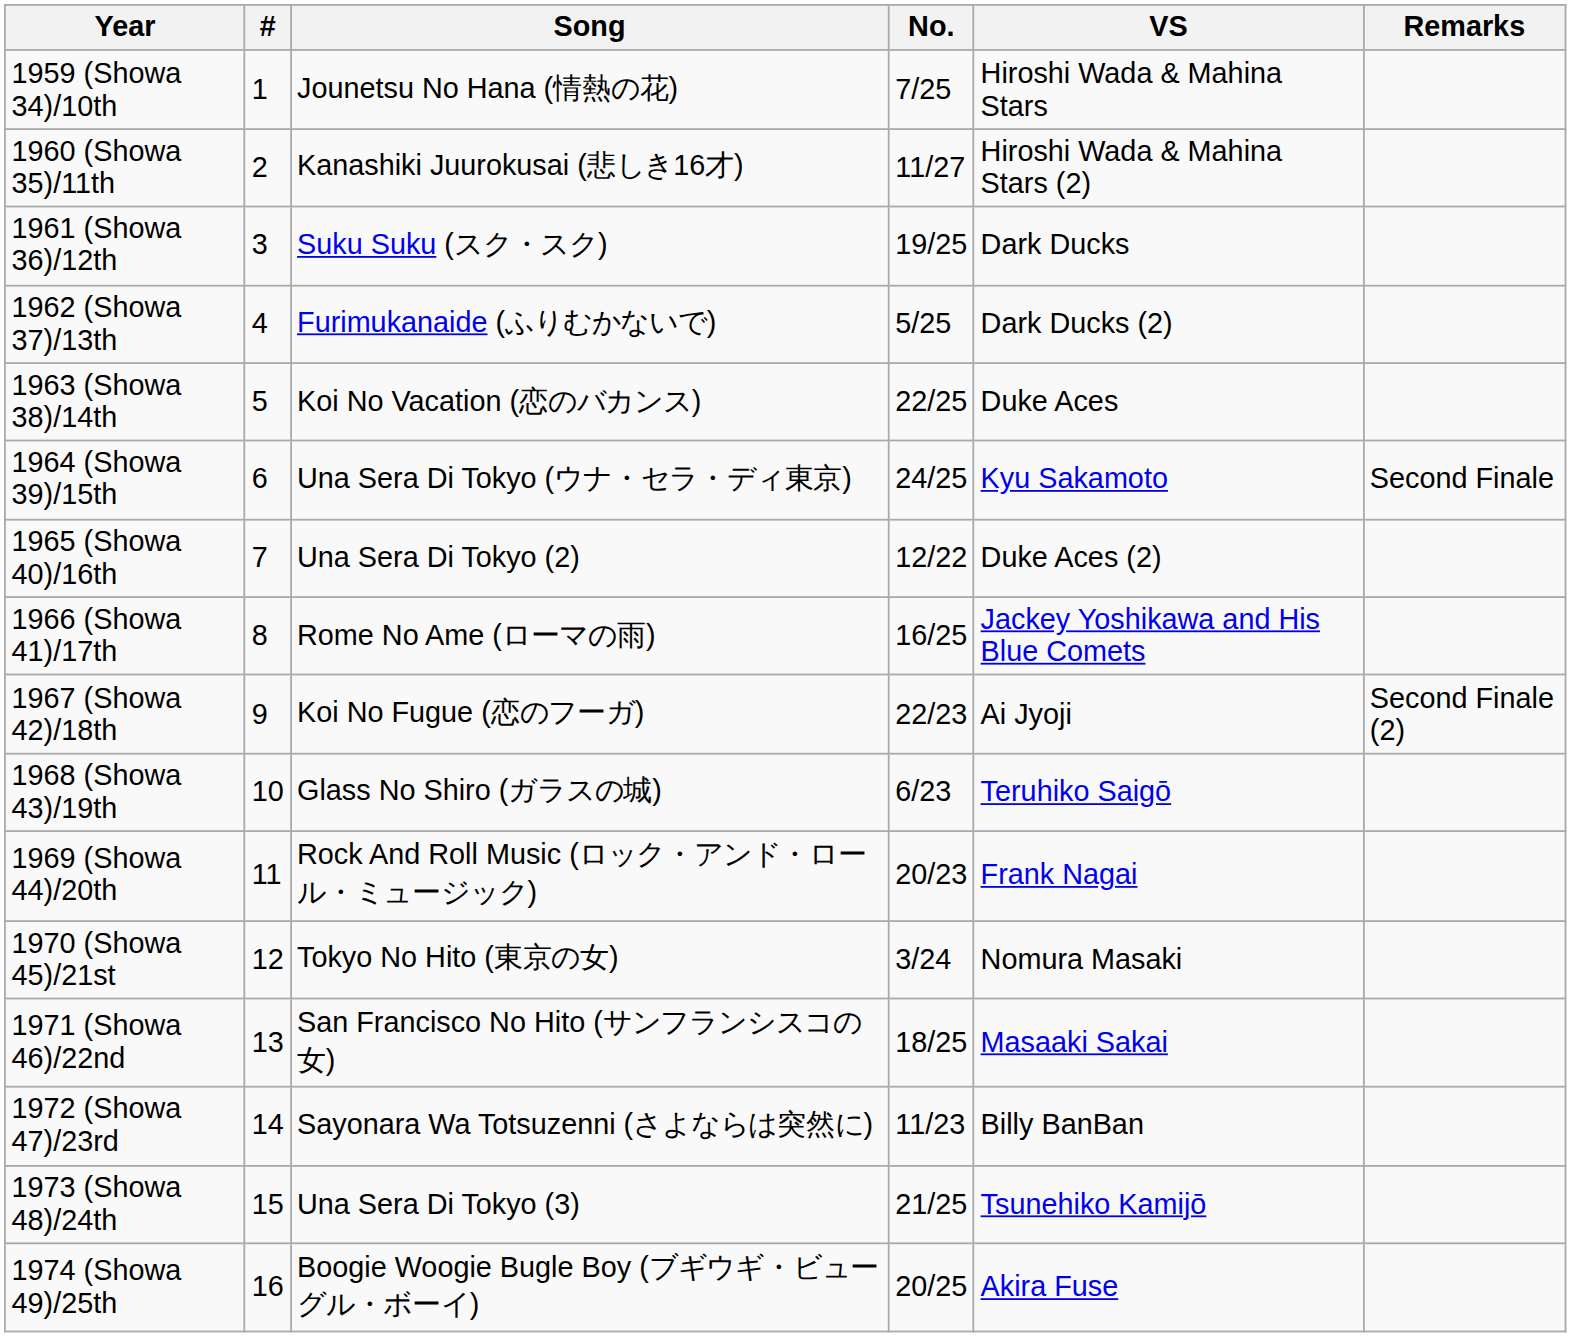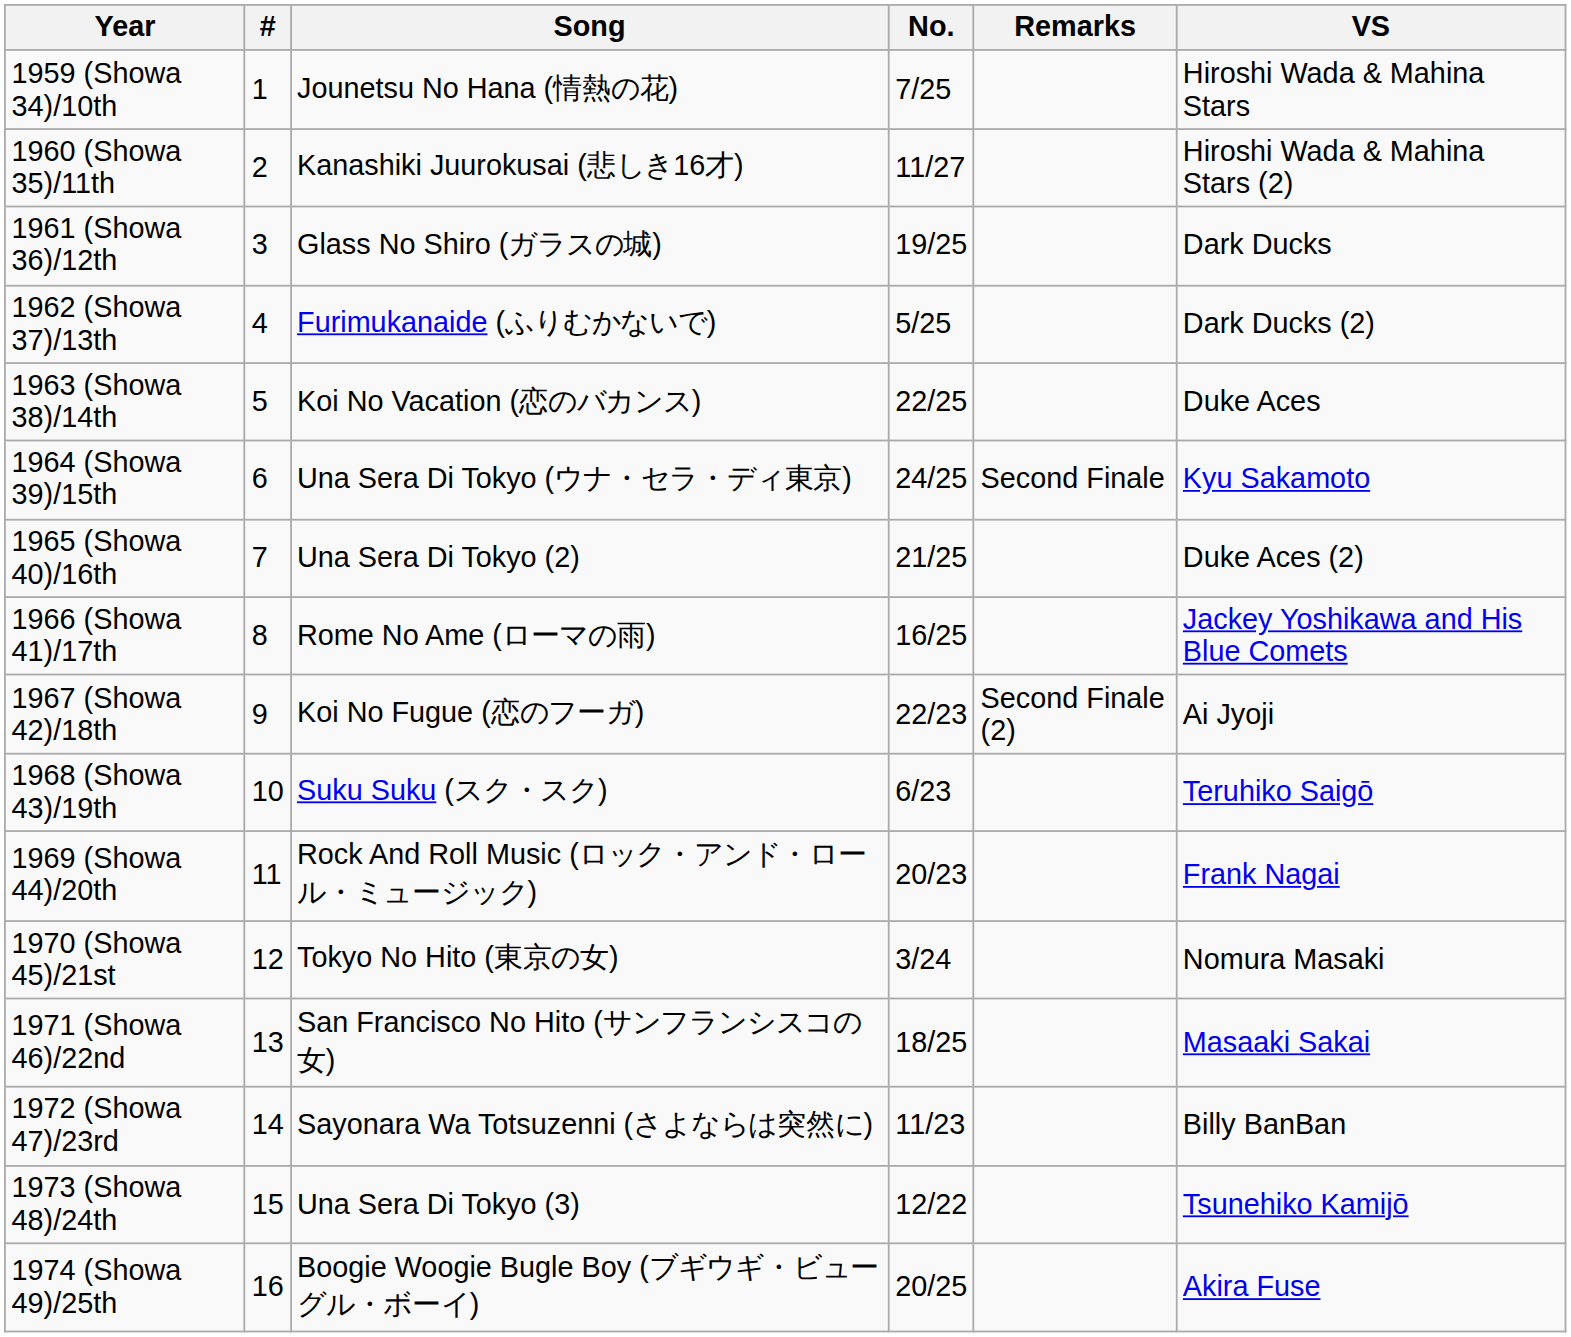columns swapped: (1169, 27) <-> (1464, 27)
(452, 244) Suku Suku (スク・スク) -> (479, 244) Glass No Shiro (ガラスの城)
(931, 557) 12/22 -> (931, 557) 21/25
(479, 790) Glass No Shiro (ガラスの城) -> (452, 790) Suku Suku (スク・スク)
(931, 1203) 21/25 -> (931, 1203) 12/22
